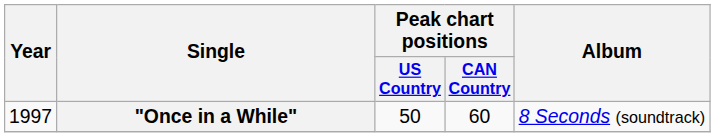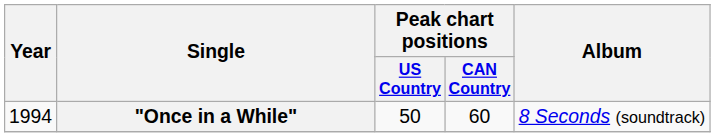(31, 116) 1997 -> (31, 116) 1994
